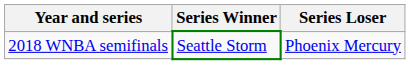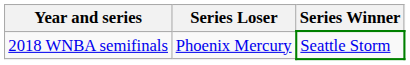columns swapped: (343, 17) <-> (226, 17)
